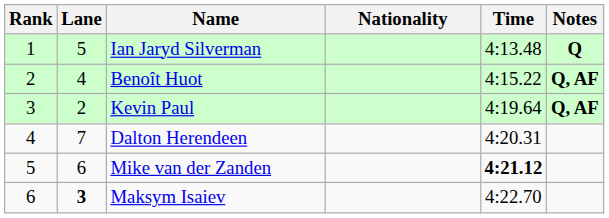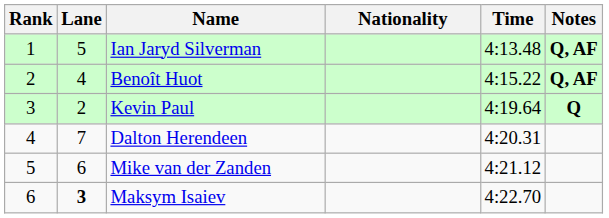(575, 49) Q -> (574, 49) Q, AF
(575, 108) Q, AF -> (574, 108) Q
(513, 167) bold -> (513, 167) normal
